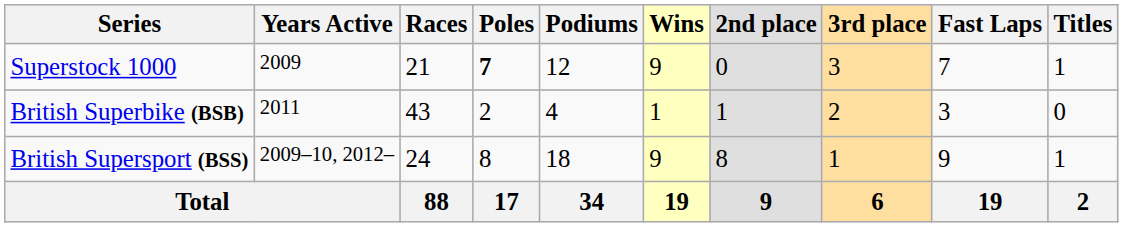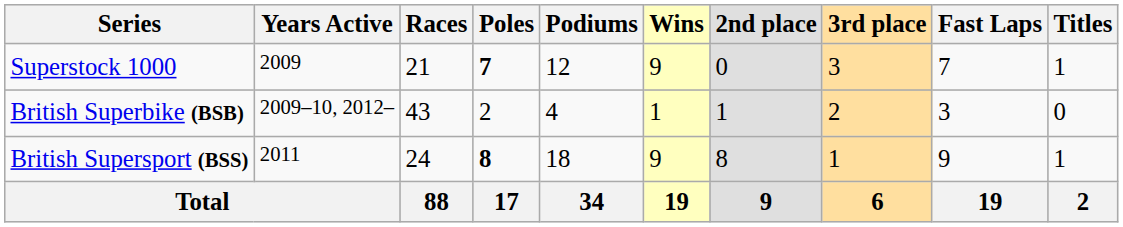(280, 107) 2011 -> (327, 107) 2009–10, 2012–
(327, 154) 2009–10, 2012– -> (280, 154) 2011
(485, 158) normal -> (485, 158) bold
